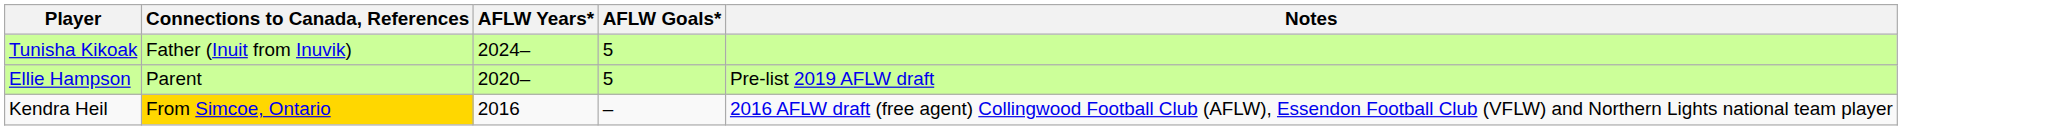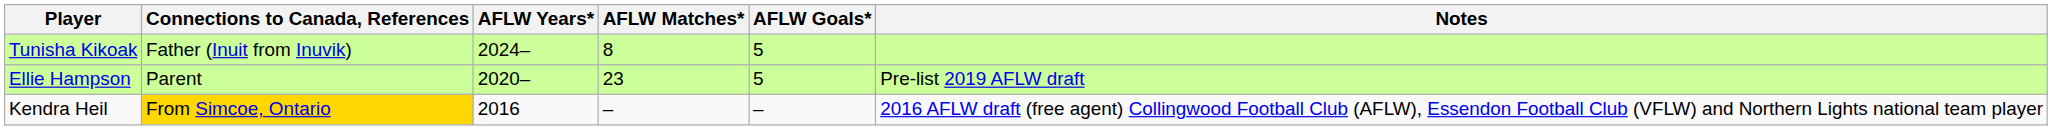+ column: (674, 19)
